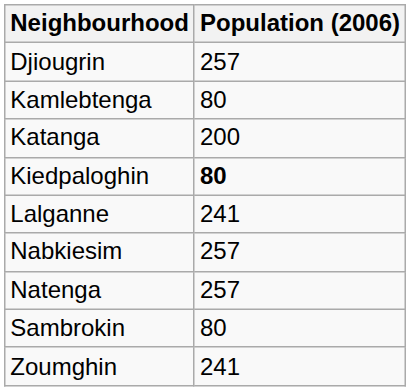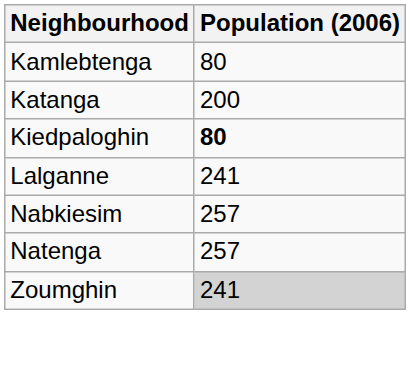- row: (58, 61)
- row: (68, 328)
(220, 366) no background -> (220, 289) lightgrey background
